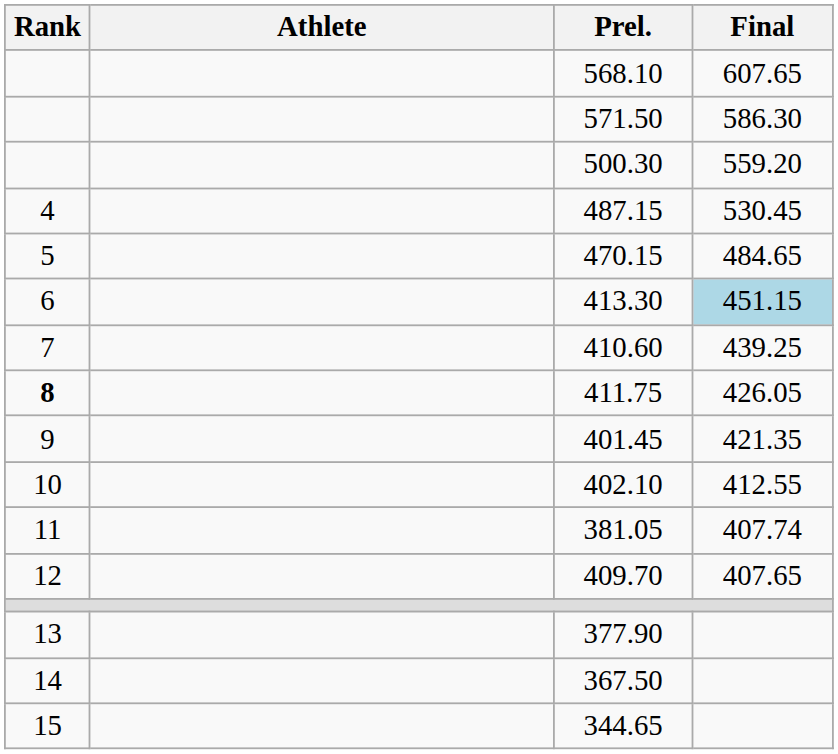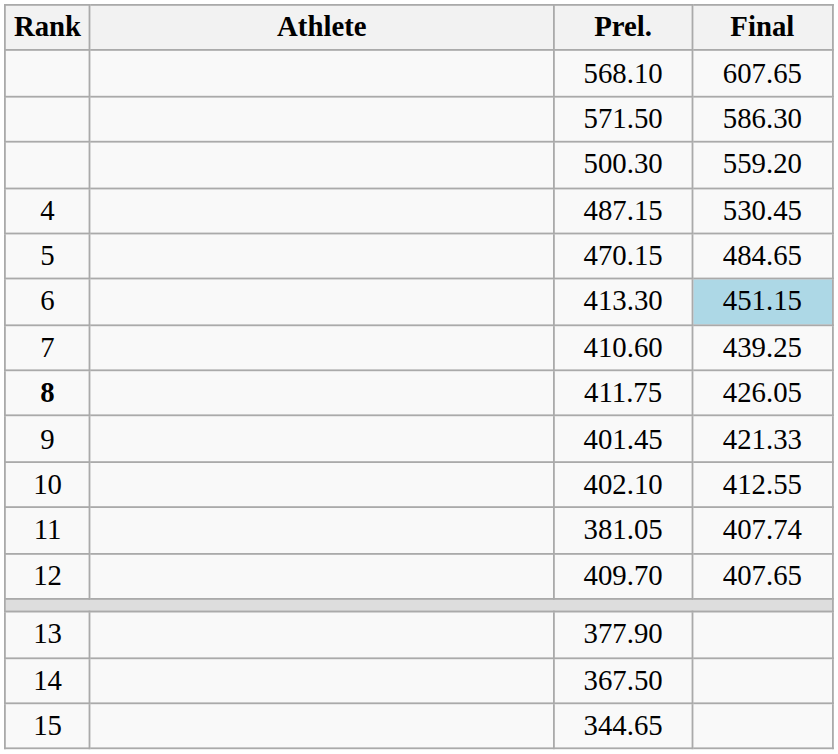(762, 438) 421.35 -> (762, 438) 421.33
